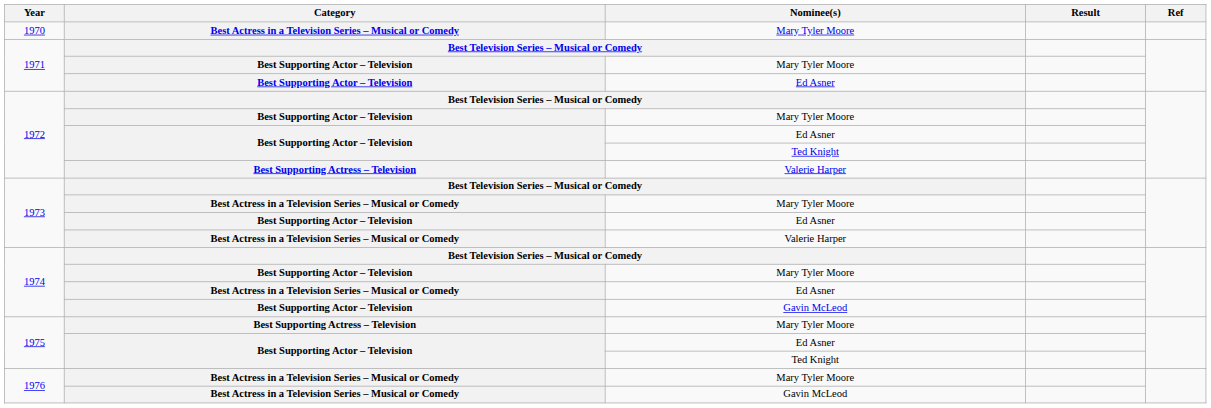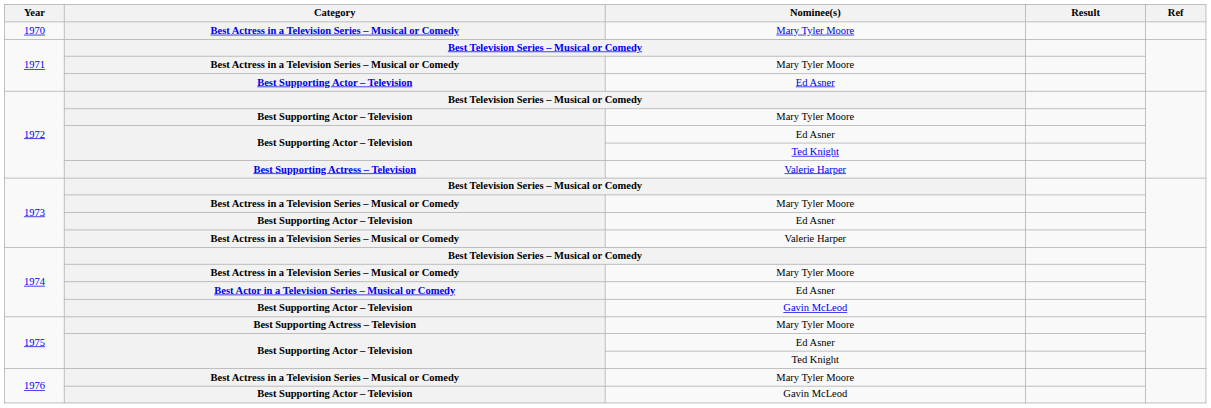(335, 65) Best Supporting Actor – Television -> (335, 65) Best Actress in a Television Series – Musical or Comedy
(335, 273) Best Supporting Actor – Television -> (335, 273) Best Actress in a Television Series – Musical or Comedy
(335, 290) Best Actress in a Television Series – Musical or Comedy -> (335, 290) Best Actor in a Television Series – Musical or Comedy
(335, 394) Best Actress in a Television Series – Musical or Comedy -> (335, 394) Best Supporting Actor – Television
